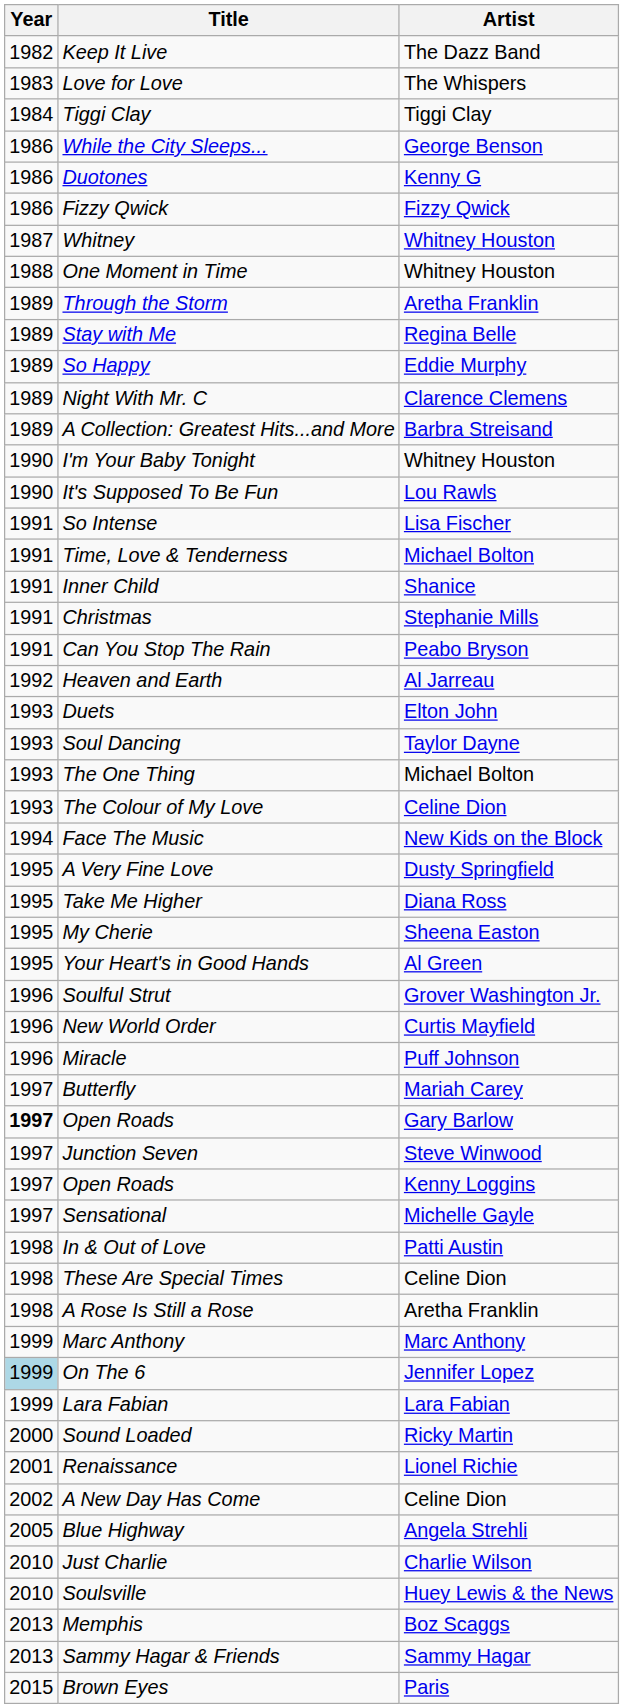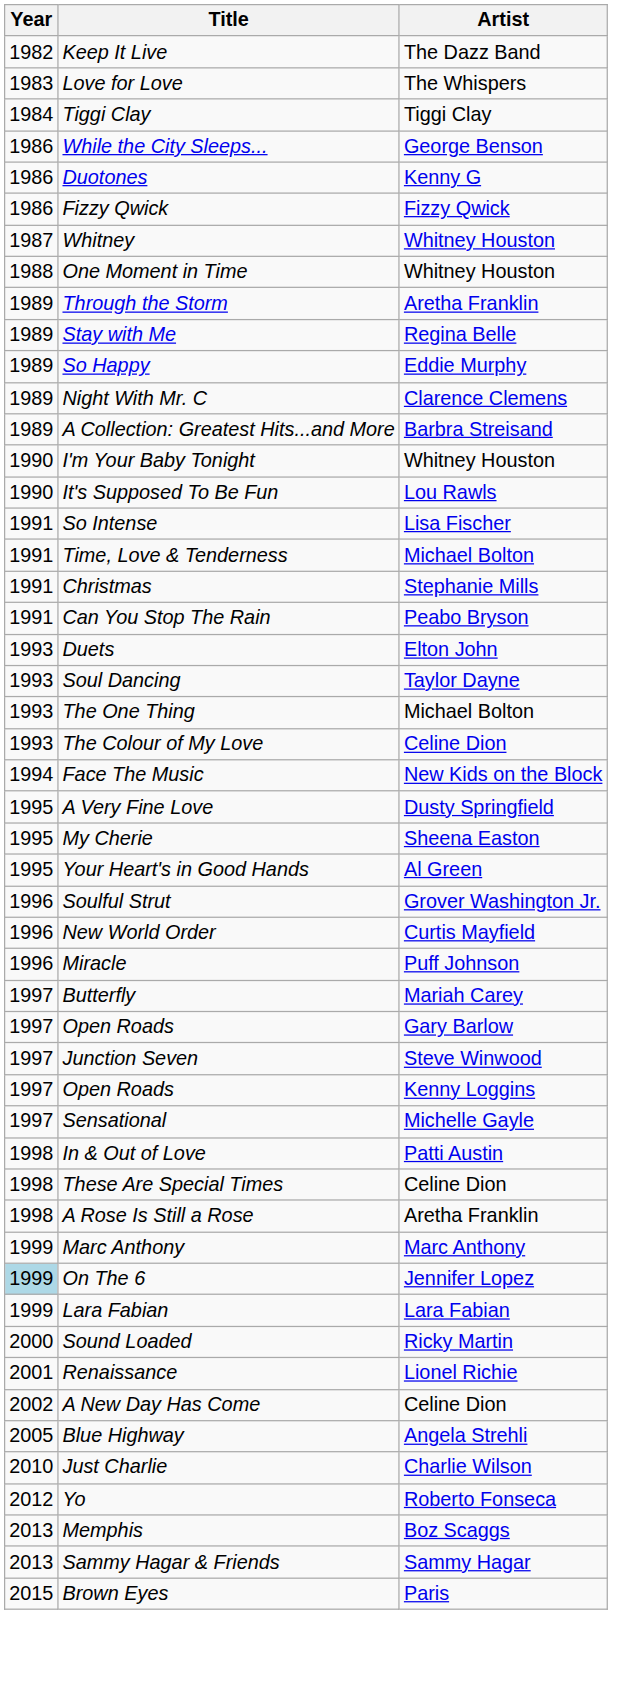- row: (110, 586)
- row: (142, 680)
- row: (132, 901)
(31, 1121) bold -> (31, 1027) normal
- row: (104, 1593)
+ row: (74, 1499)
